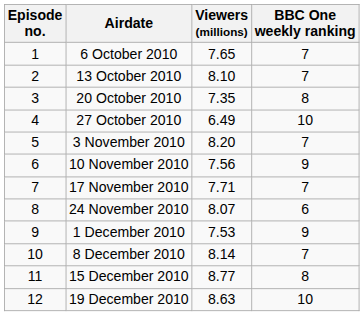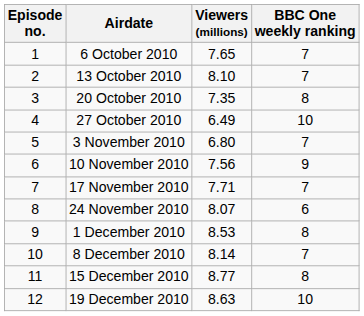(222, 143) 8.20 -> (222, 143) 6.80
(222, 232) 7.53 -> (222, 232) 8.53
(305, 232) 9 -> (305, 232) 8
